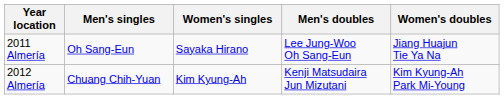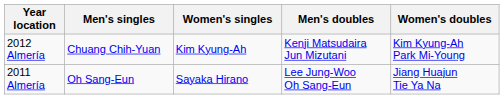rows swapped: (26, 79) <-> (26, 49)
